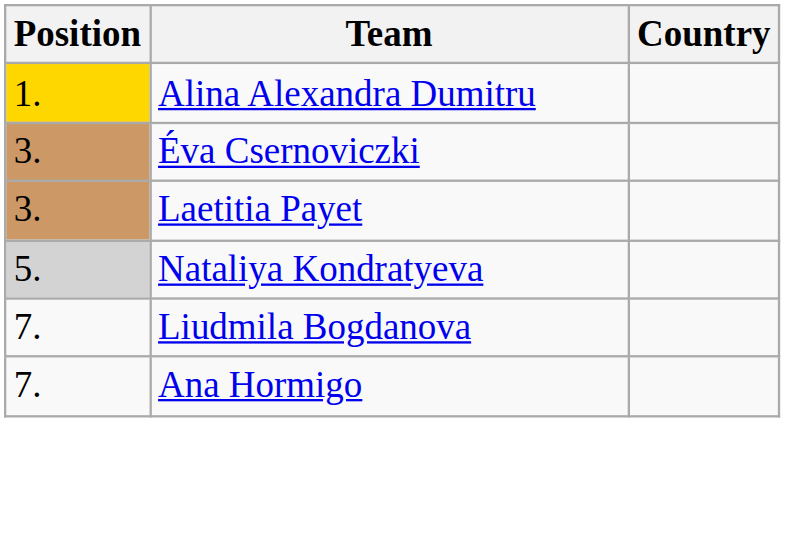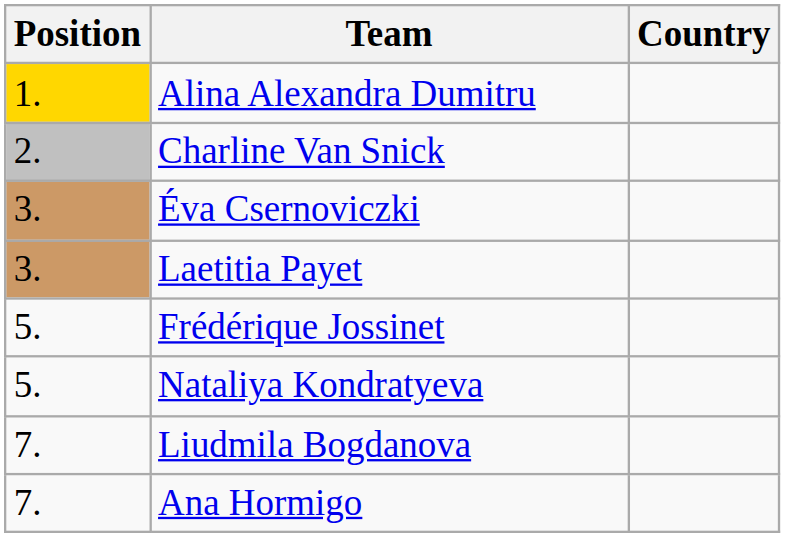+ row: (301, 151)
+ row: (301, 326)
(28, 268) lightgrey background -> (28, 385) no background
